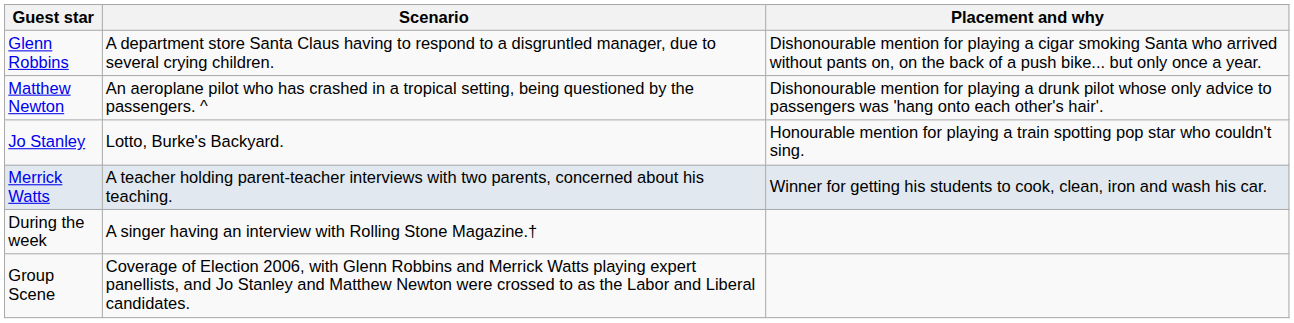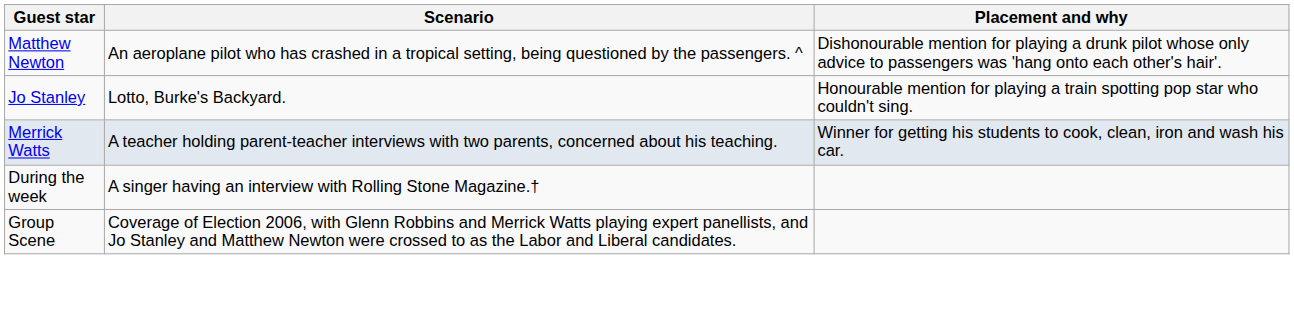- row: (39, 52)
